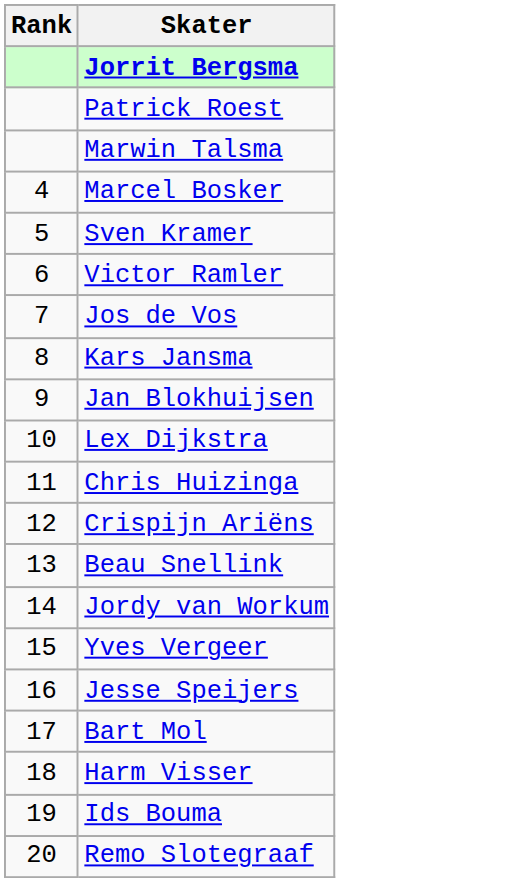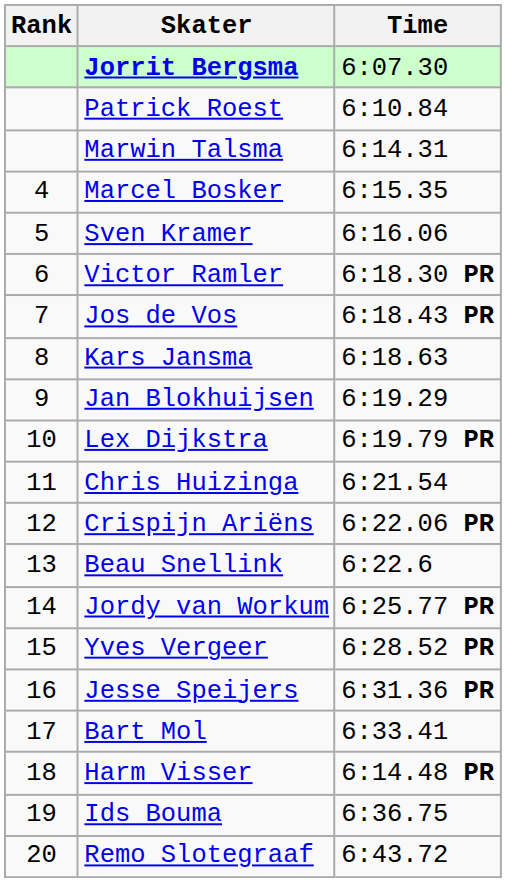+ column: (418, 26)
